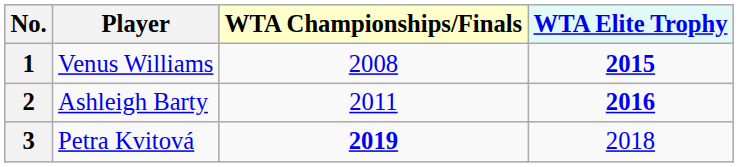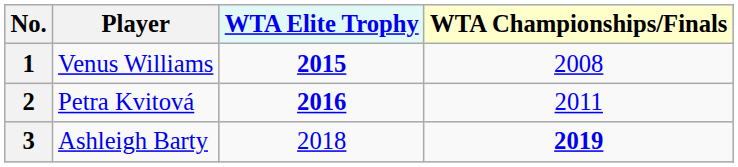columns swapped: (373, 24) <-> (630, 24)
(133, 102) Ashleigh Barty -> (126, 102) Petra Kvitová
(126, 141) Petra Kvitová -> (133, 141) Ashleigh Barty
